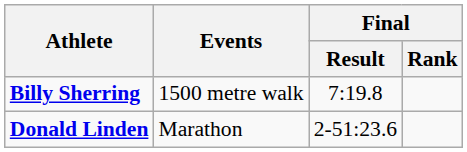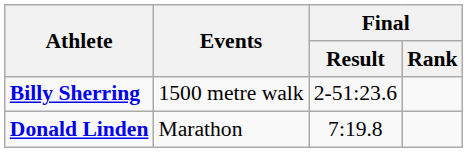(355, 93) 7:19.8 -> (355, 93) 2-51:23.6
(355, 129) 2-51:23.6 -> (355, 129) 7:19.8
